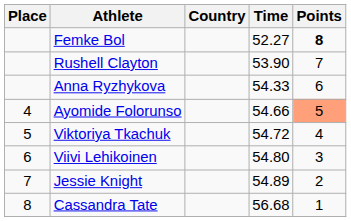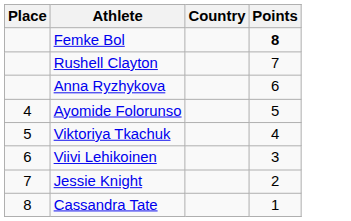- column: (271, 16)
(319, 110) lightsalmon background -> (275, 110) no background
